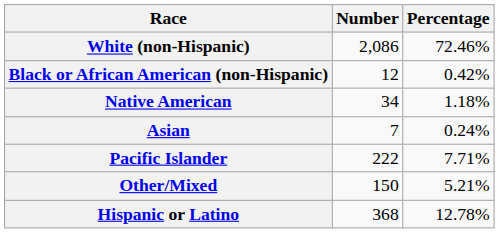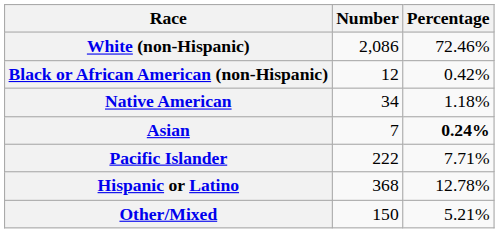(467, 130) normal -> (465, 130) bold
rows swapped: (168, 185) <-> (168, 213)
